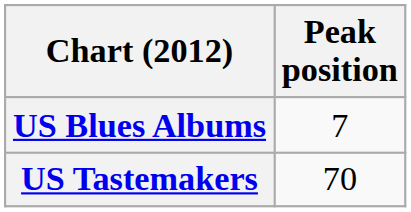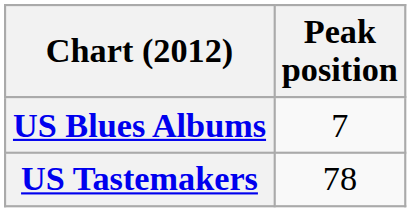(340, 178) 70 -> (340, 178) 78
